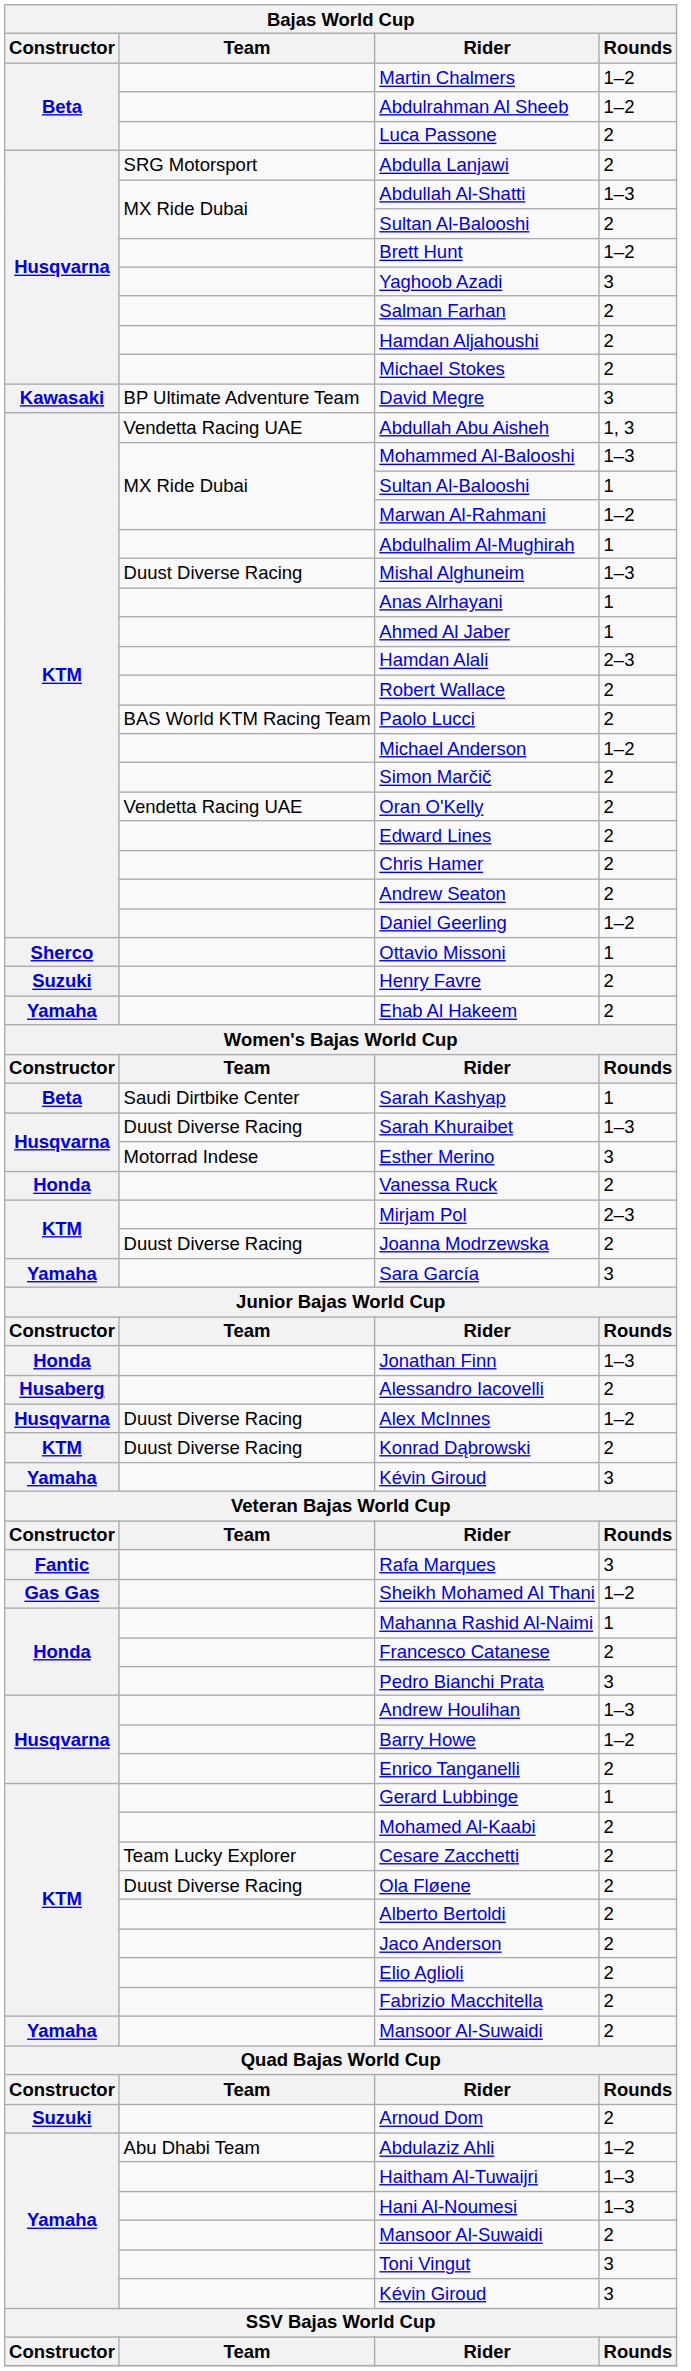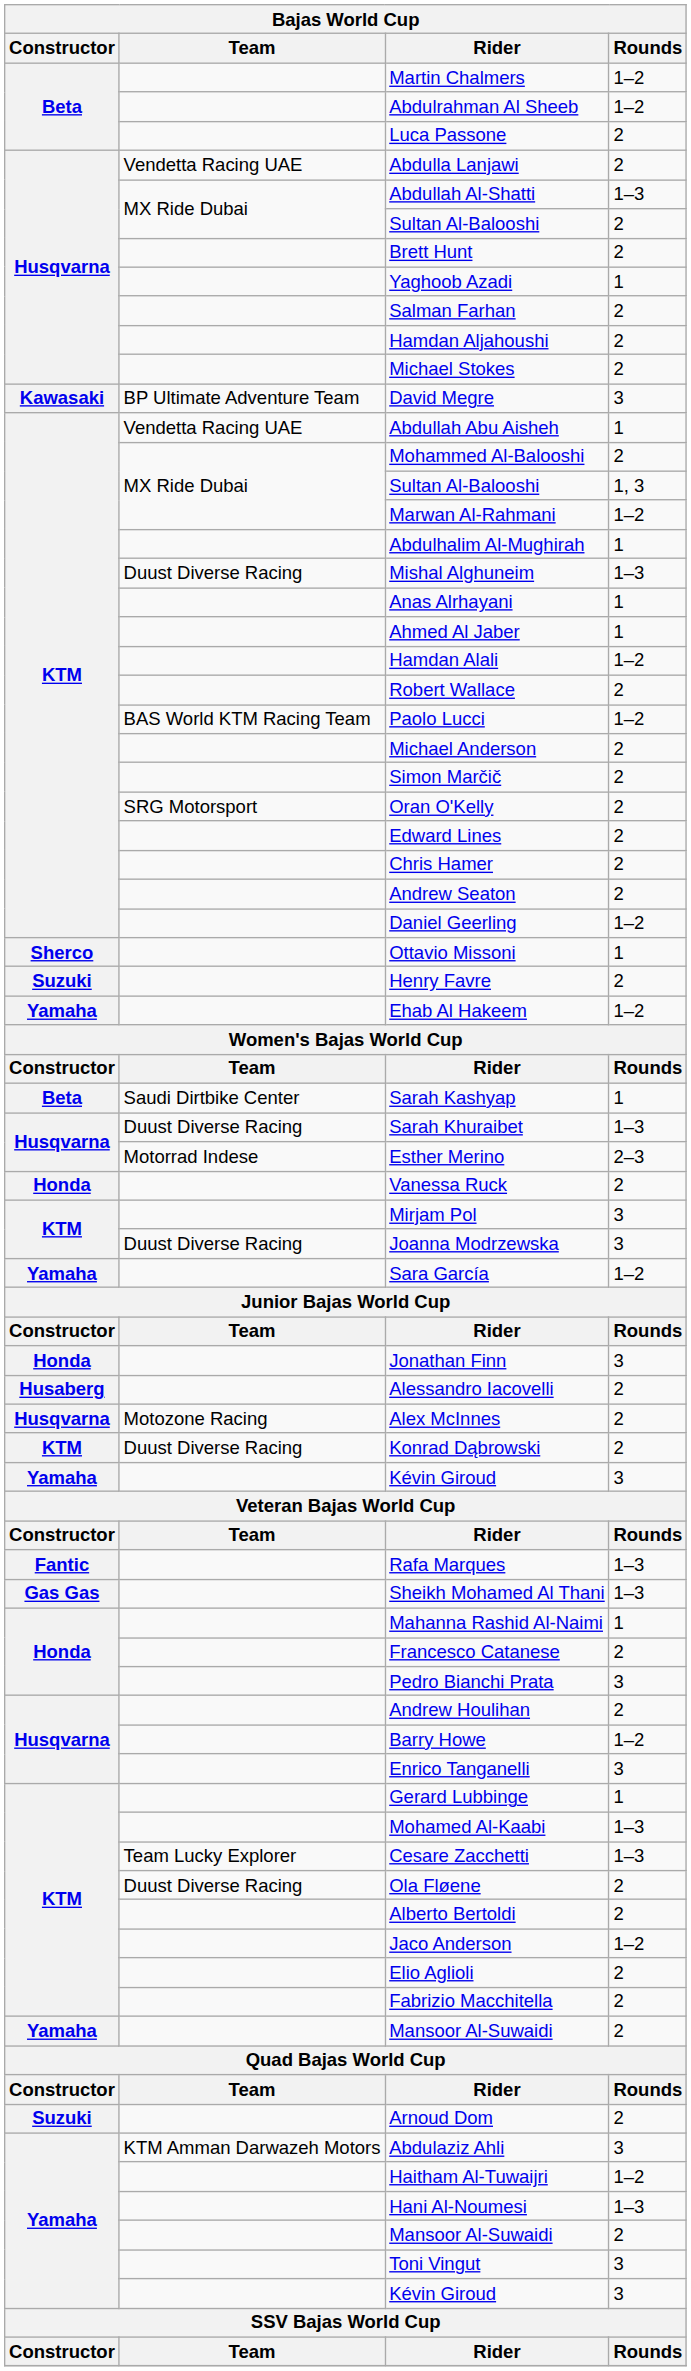(190, 165) SRG Motorsport -> (213, 165) Vendetta Racing UAE
(619, 252) 1–2 -> (619, 252) 2
(609, 281) 3 -> (619, 281) 1
(619, 427) 1, 3 -> (619, 427) 1
(619, 456) 1–3 -> (619, 456) 2
(609, 485) 1 -> (629, 485) 1, 3
(619, 660) 2–3 -> (629, 660) 1–2
(609, 719) 2 -> (629, 719) 1–2
(619, 748) 1–2 -> (619, 748) 2
(213, 806) Vendetta Racing UAE -> (190, 806) SRG Motorsport
(609, 1010) 2 -> (629, 1010) 1–2
(609, 1156) 3 -> (629, 1156) 2–3
(619, 1214) 2–3 -> (619, 1214) 3
(609, 1243) 2 -> (619, 1243) 3
(609, 1273) 3 -> (629, 1273) 1–2
(619, 1360) 1–3 -> (619, 1360) 3
(213, 1418) Duust Diverse Racing -> (196, 1418) Motozone Racing
(619, 1418) 1–2 -> (619, 1418) 2
(609, 1564) 3 -> (629, 1564) 1–3
(619, 1593) 1–2 -> (629, 1593) 1–3
(619, 1710) 1–3 -> (619, 1710) 2
(609, 1768) 2 -> (619, 1768) 3
(609, 1826) 2 -> (629, 1826) 1–3
(609, 1856) 2 -> (629, 1856) 1–3
(609, 1943) 2 -> (629, 1943) 1–2
(192, 2147) Abu Dhabi Team -> (252, 2147) KTM Amman Darwazeh Motors
(619, 2147) 1–2 -> (619, 2147) 3
(619, 2176) 1–3 -> (629, 2176) 1–2
